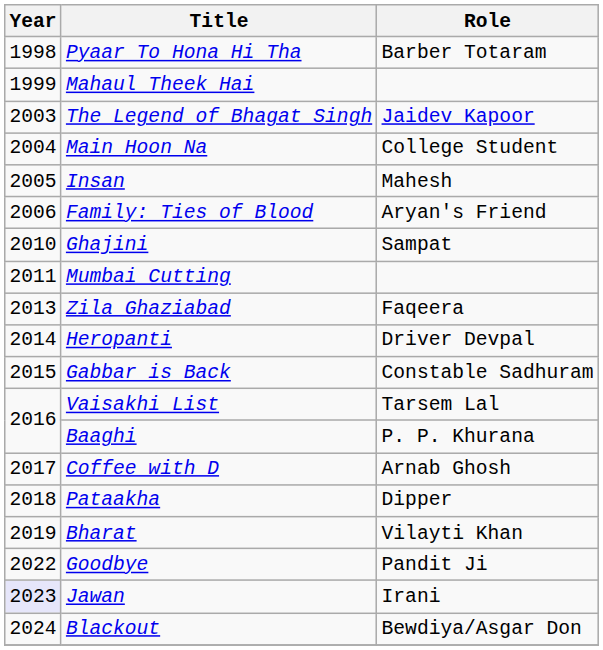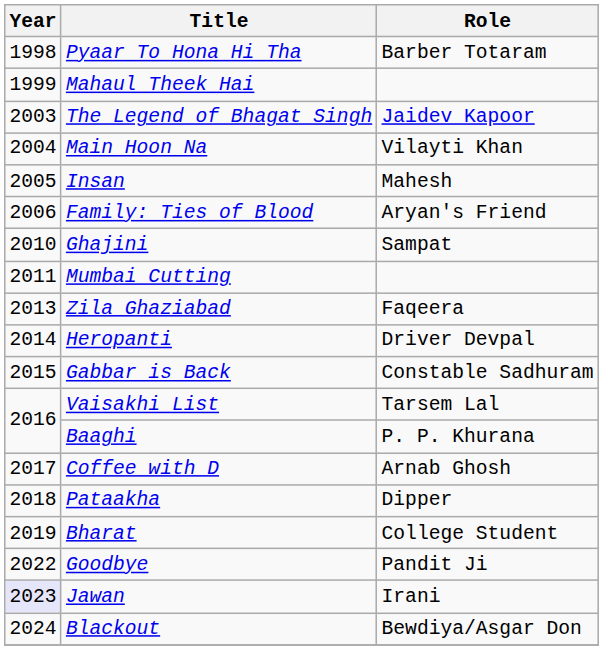(470, 149) College Student -> (452, 149) Vilayti Khan
(452, 533) Vilayti Khan -> (470, 533) College Student
